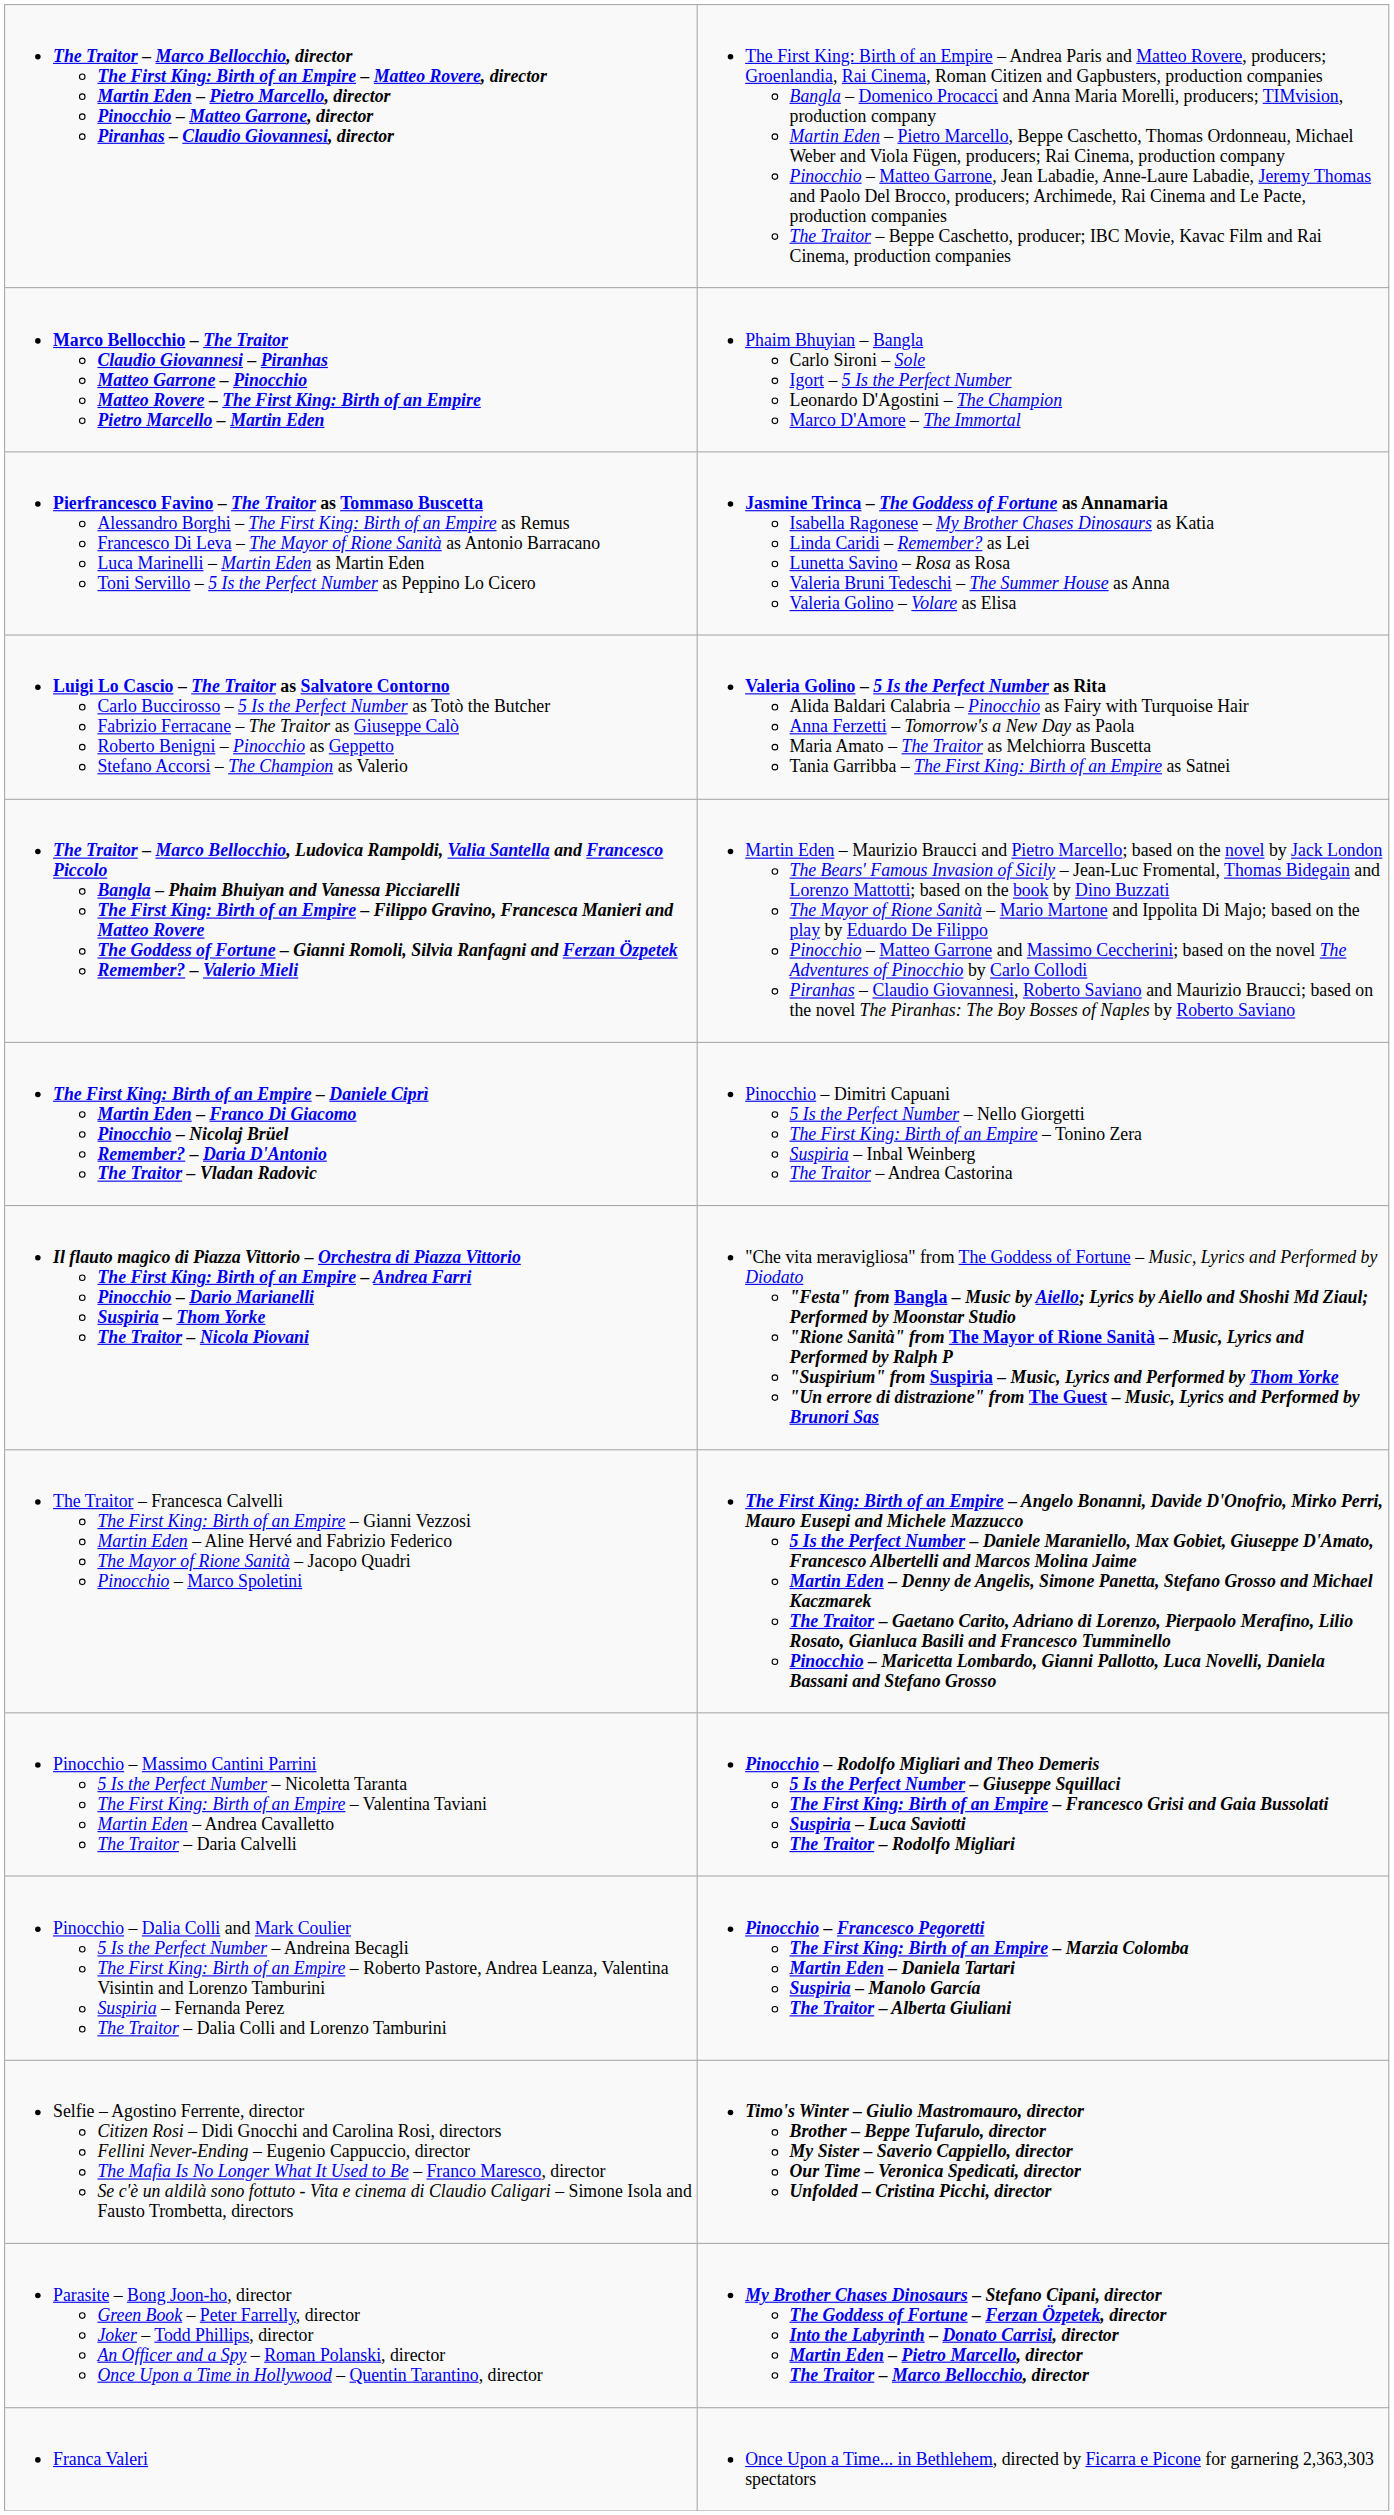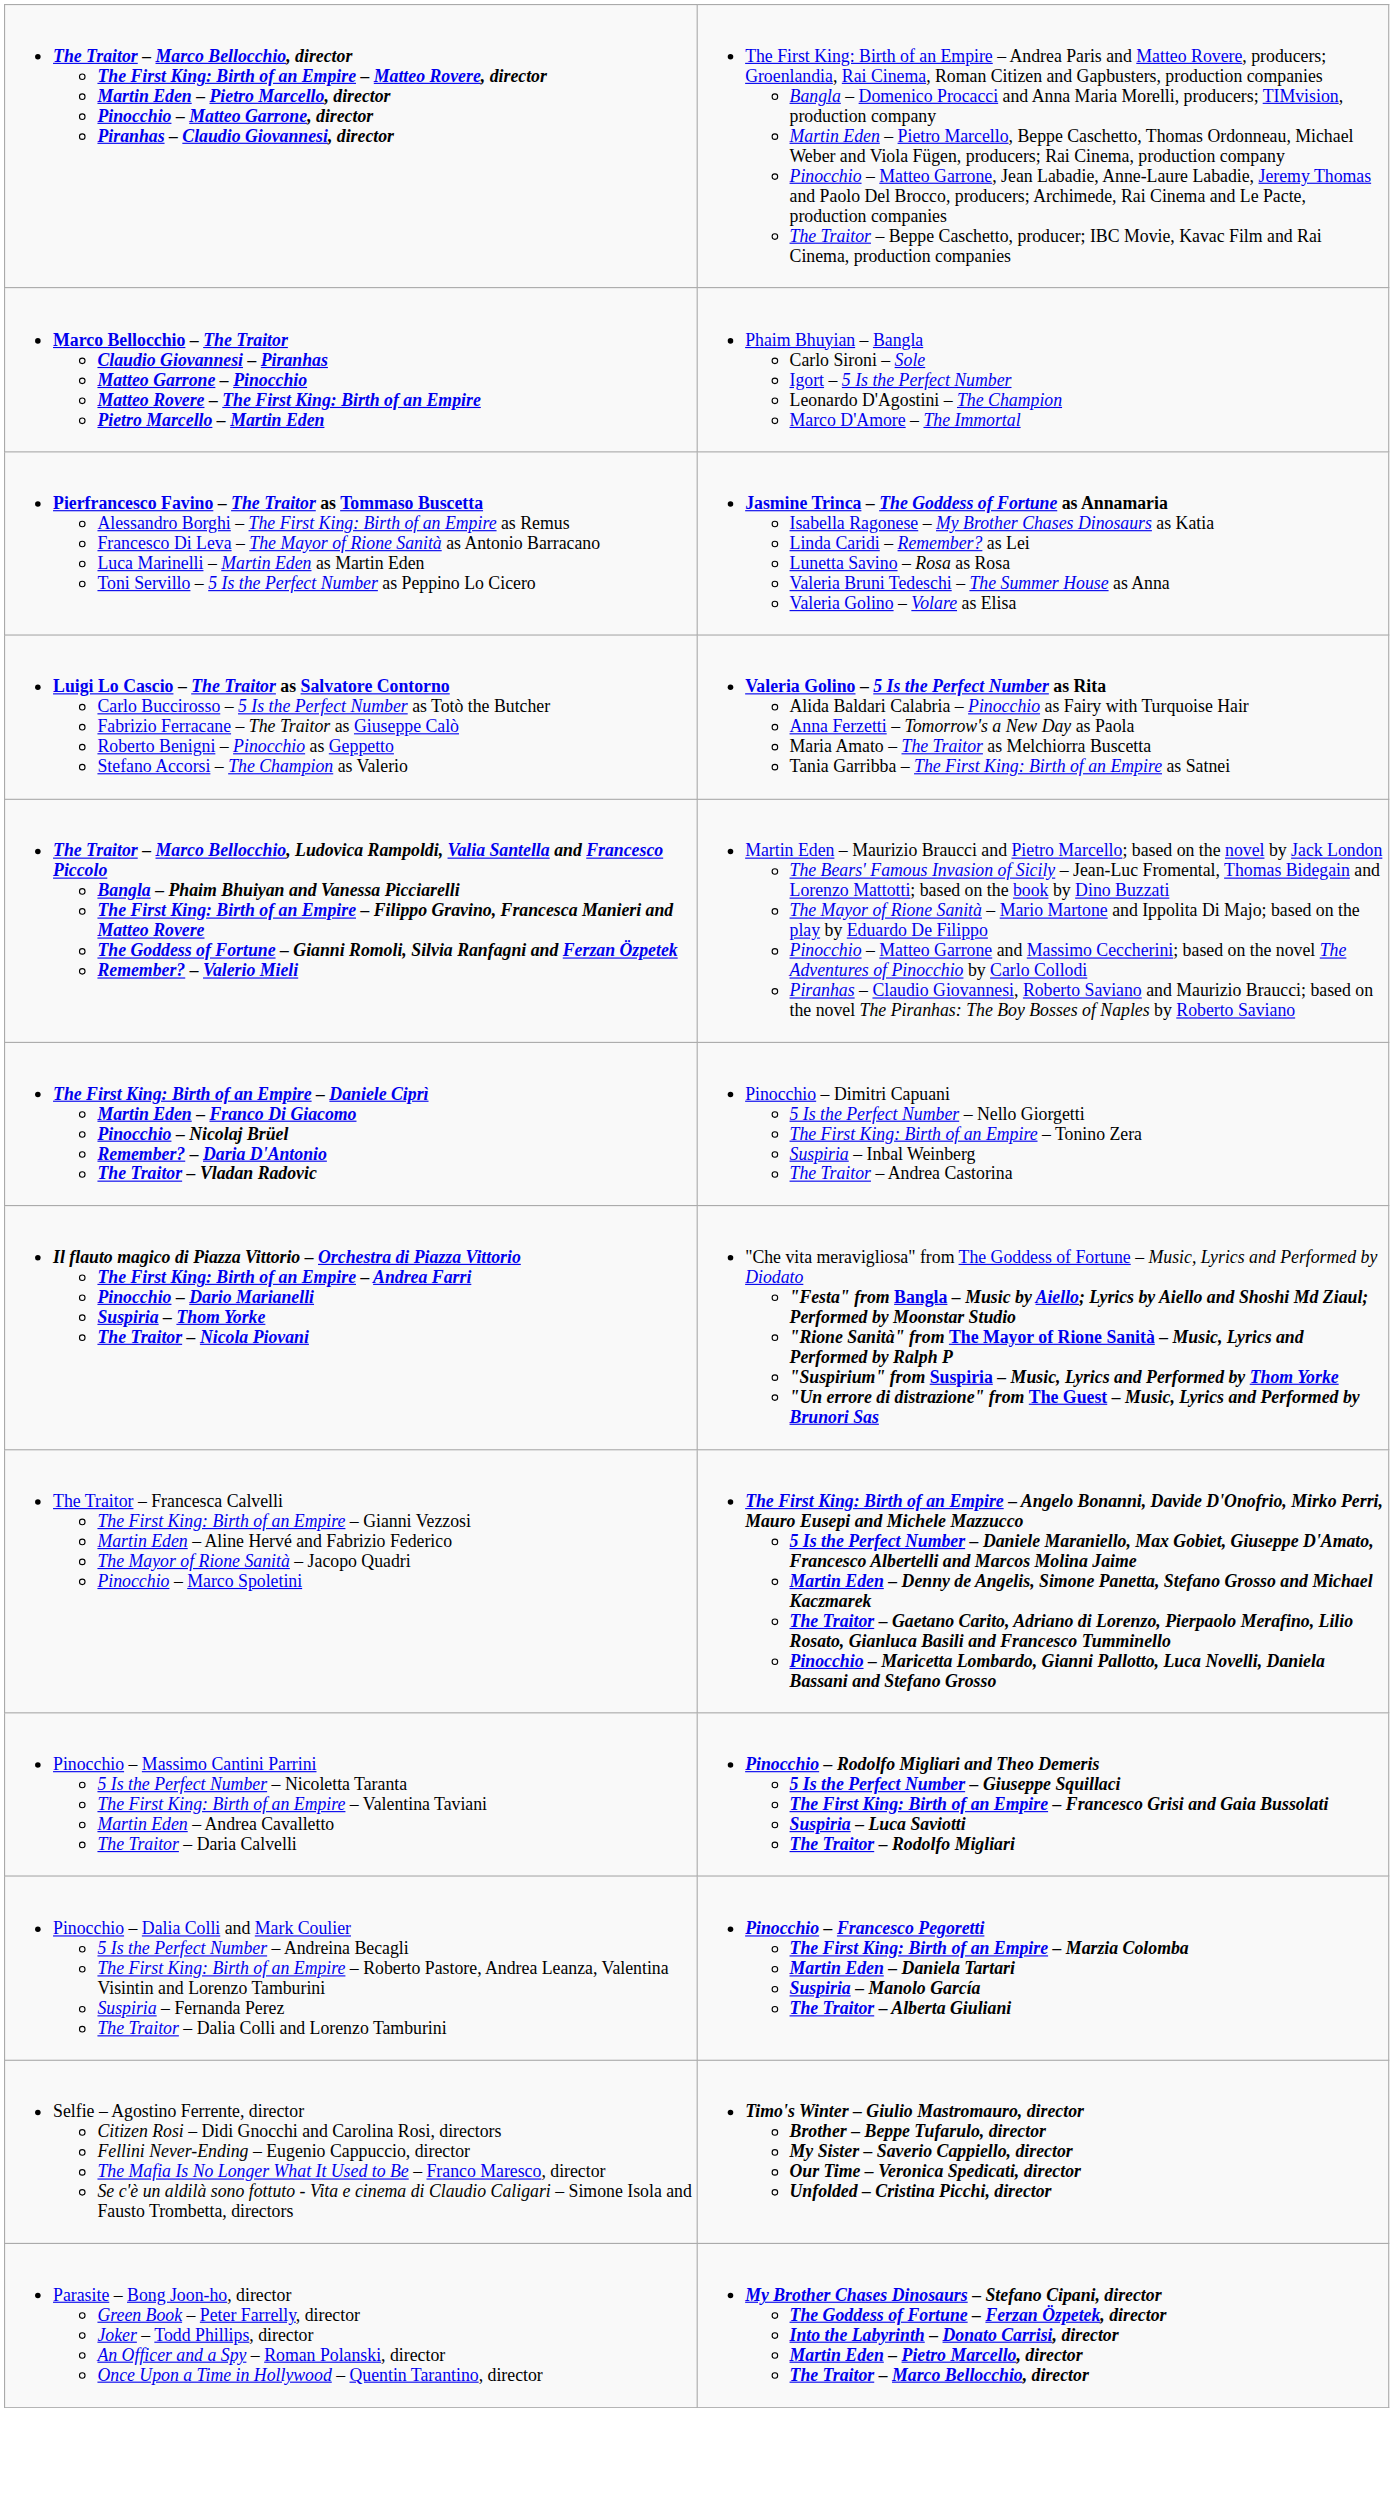- row: (351, 2459)
